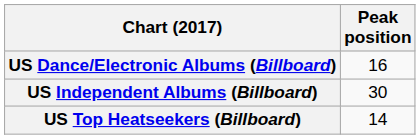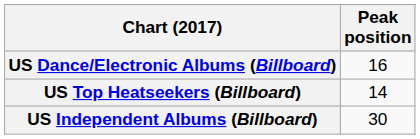rows swapped: (172, 119) <-> (172, 92)
